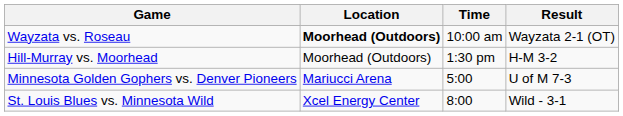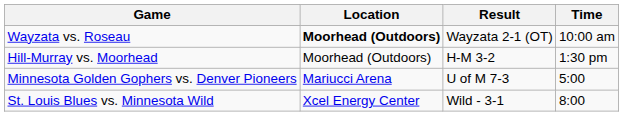columns swapped: (474, 15) <-> (562, 15)
